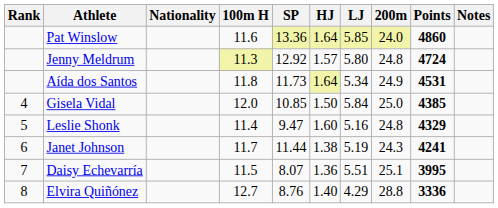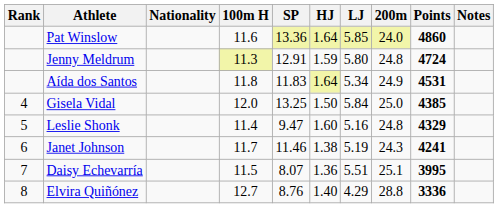(291, 59) 12.92 -> (291, 59) 12.91
(325, 59) 1.57 -> (325, 59) 1.59
(291, 81) 11.73 -> (291, 81) 11.83
(291, 103) 10.85 -> (291, 103) 13.25
(291, 147) 11.44 -> (291, 147) 11.46
